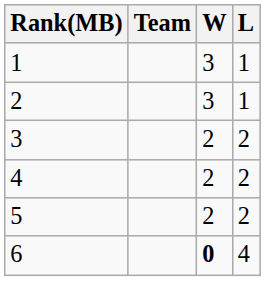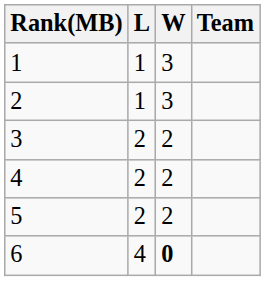columns swapped: (162, 23) <-> (246, 23)
